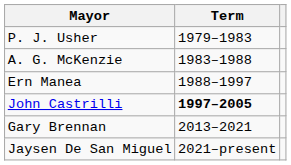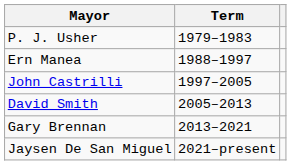- row: (65, 60)
(215, 105) bold -> (215, 82) normal
+ row: (53, 105)
